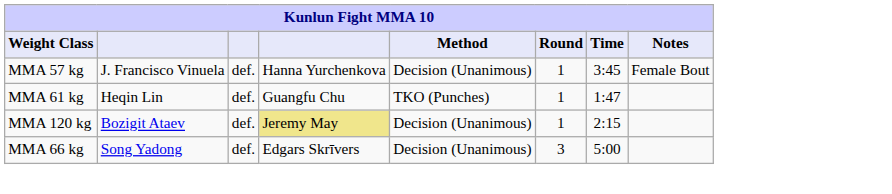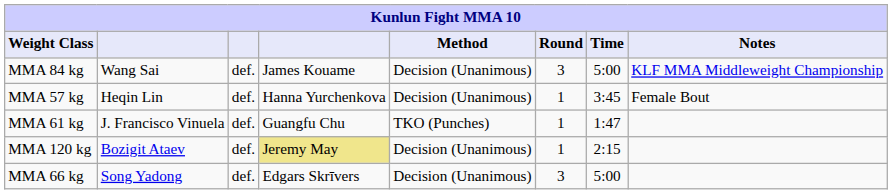+ row: (46, 70)
(163, 70) J. Francisco Vinuela -> (132, 96) Heqin Lin
(132, 96) Heqin Lin -> (163, 123) J. Francisco Vinuela
